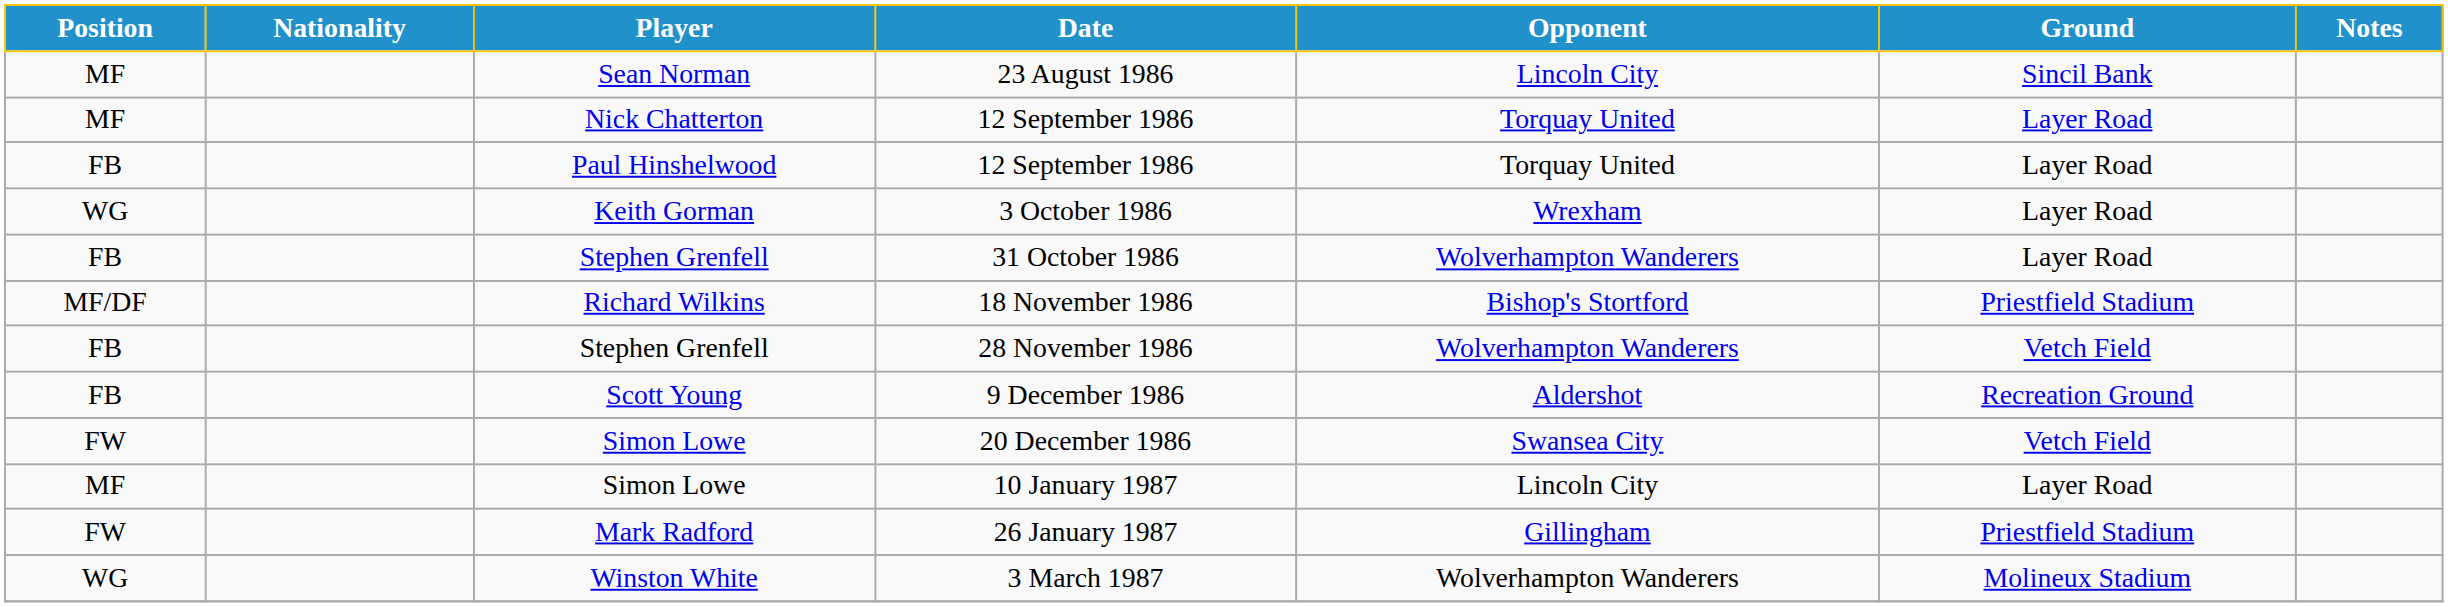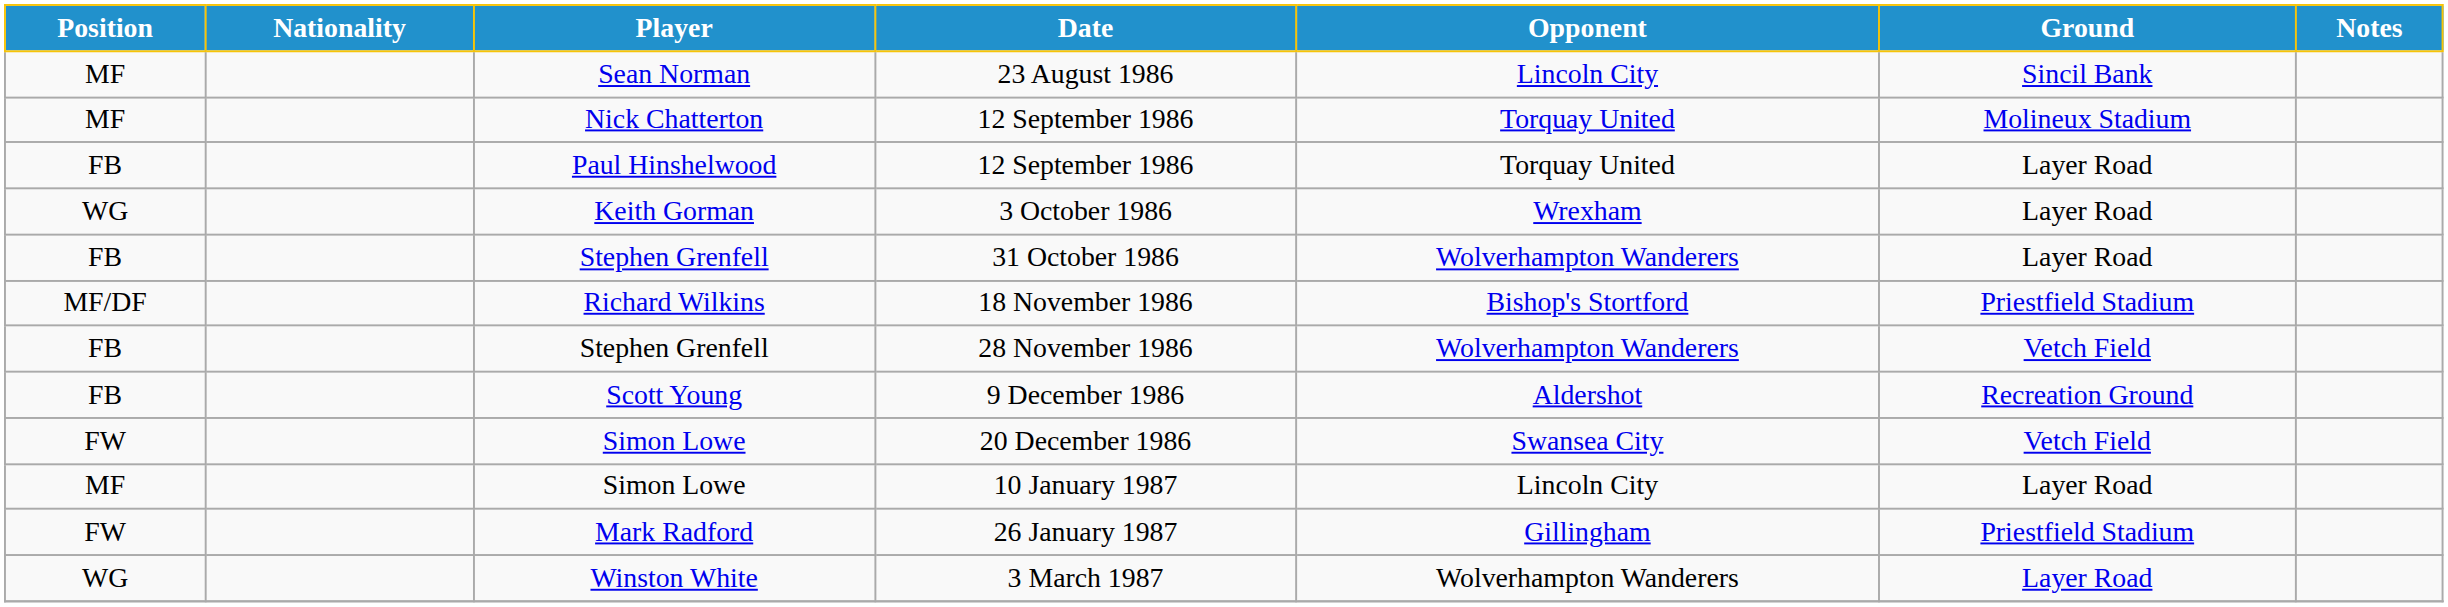(2087, 119) Layer Road -> (2087, 119) Molineux Stadium
(2087, 577) Molineux Stadium -> (2087, 577) Layer Road
